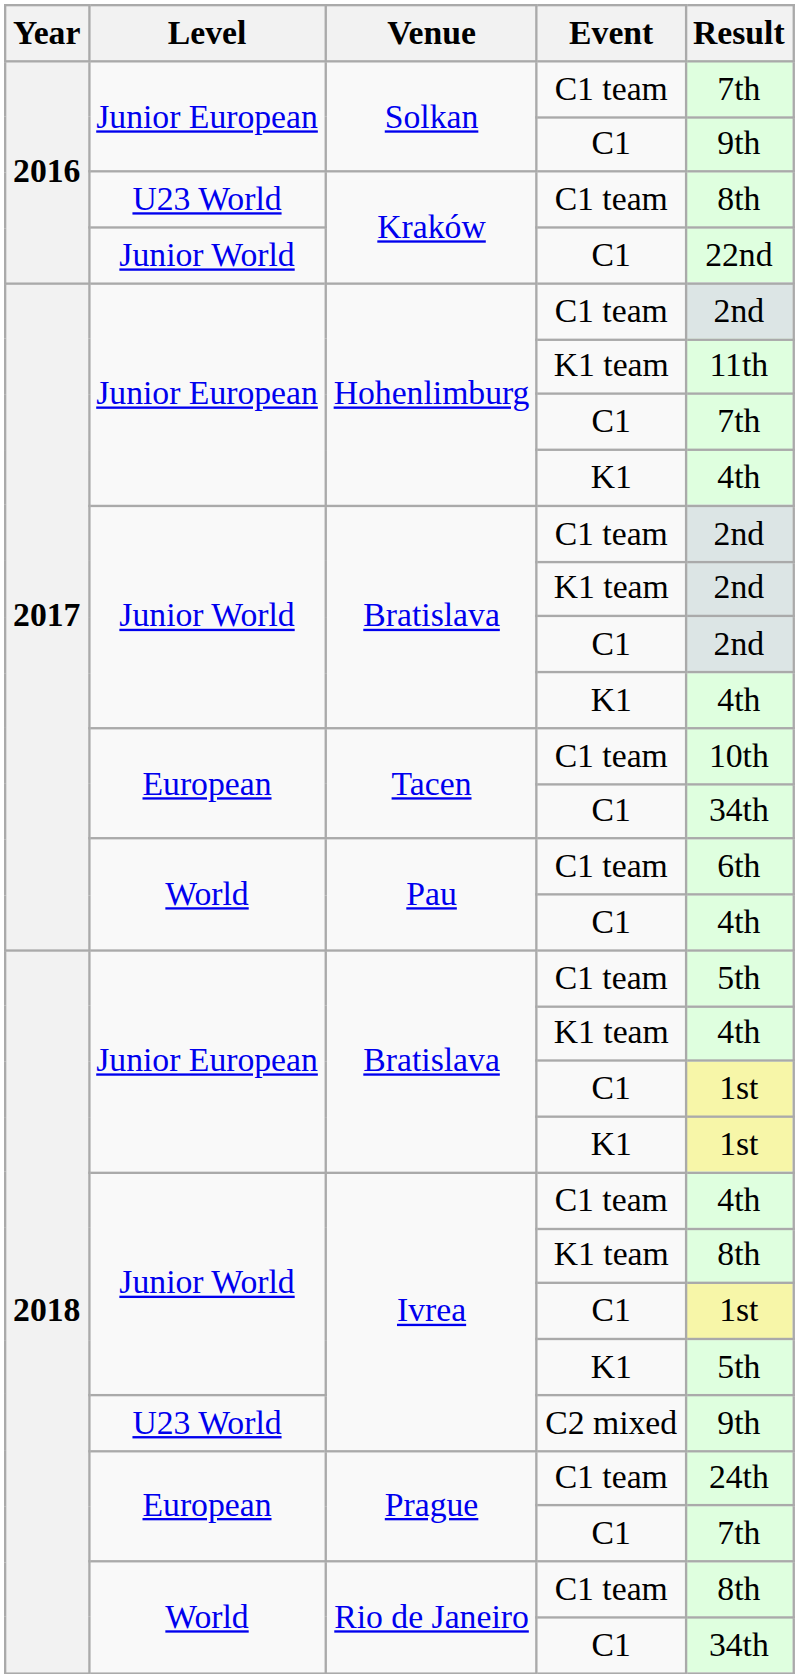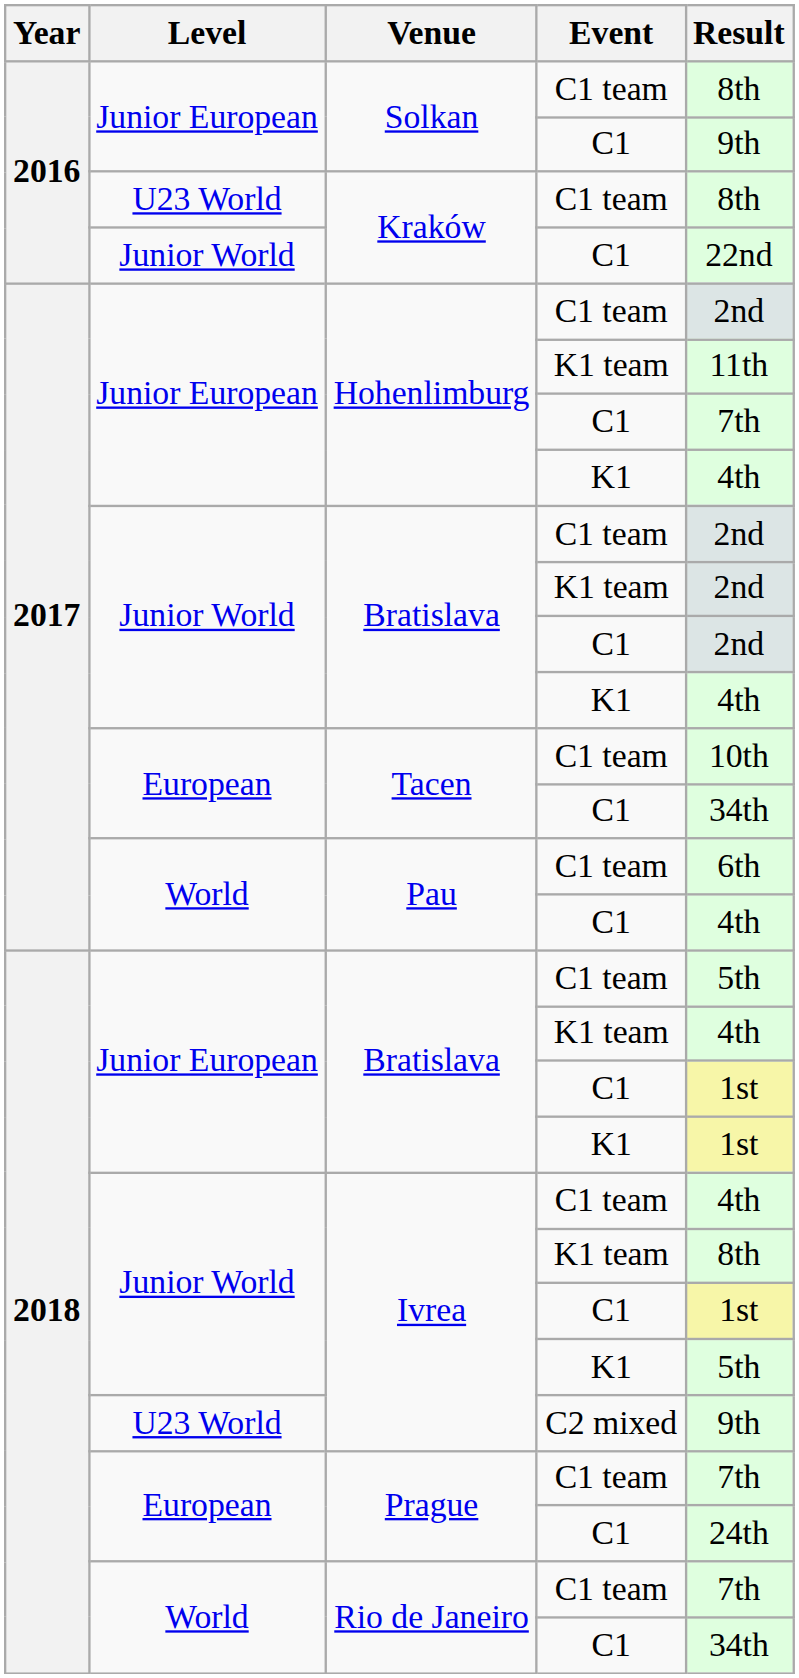(739, 88) 7th -> (739, 88) 8th
(739, 1477) 24th -> (739, 1477) 7th
(739, 1533) 7th -> (739, 1533) 24th
(739, 1588) 8th -> (739, 1588) 7th
